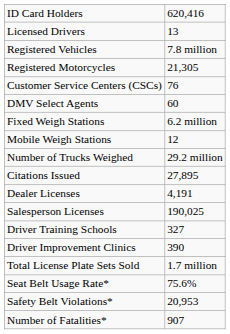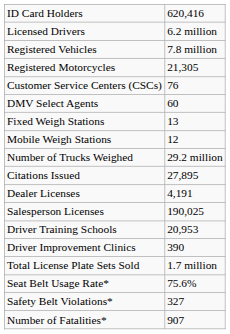(173, 31) 13 -> (192, 31) 6.2 million
(192, 121) 6.2 million -> (173, 121) 13
(176, 229) 327 -> (183, 229) 20,953
(183, 301) 20,953 -> (176, 301) 327
